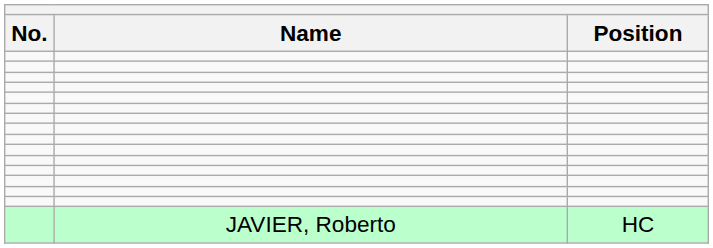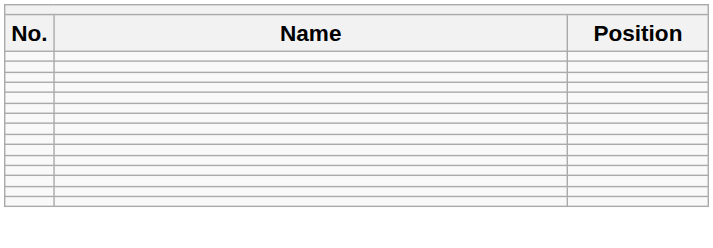- row: (311, 224)
